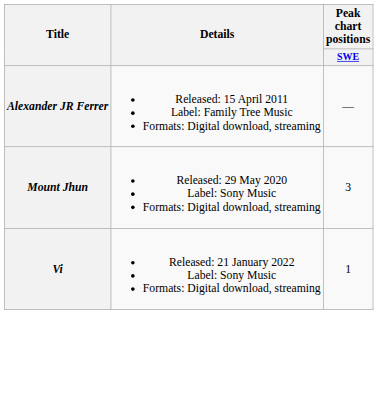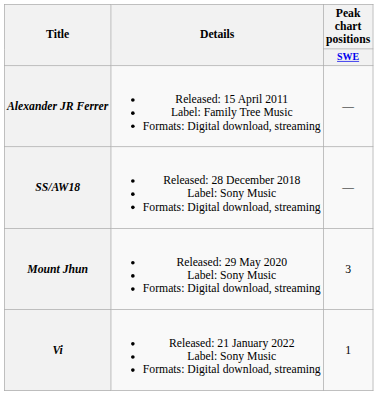+ row: (58, 187)
